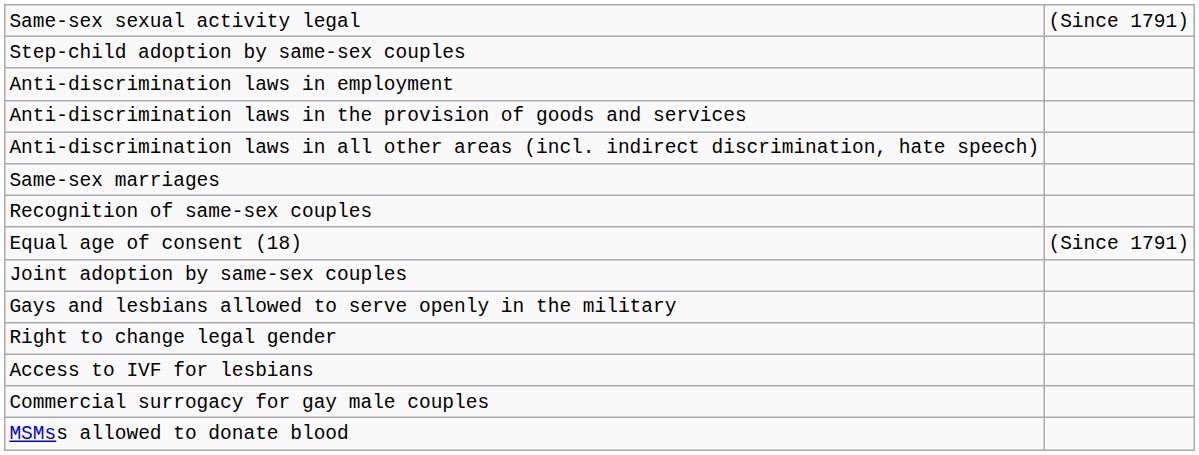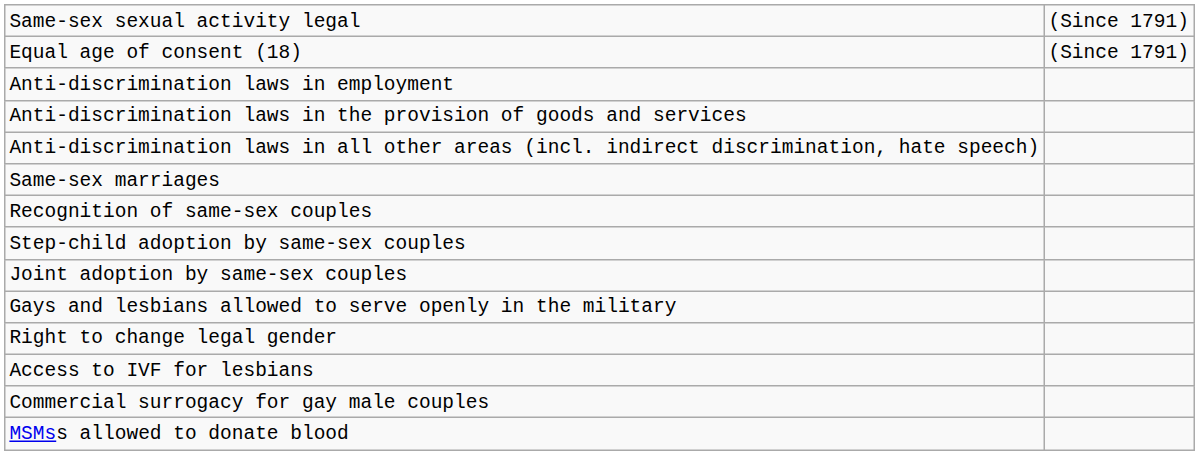rows swapped: (156, 243) <-> (238, 52)
